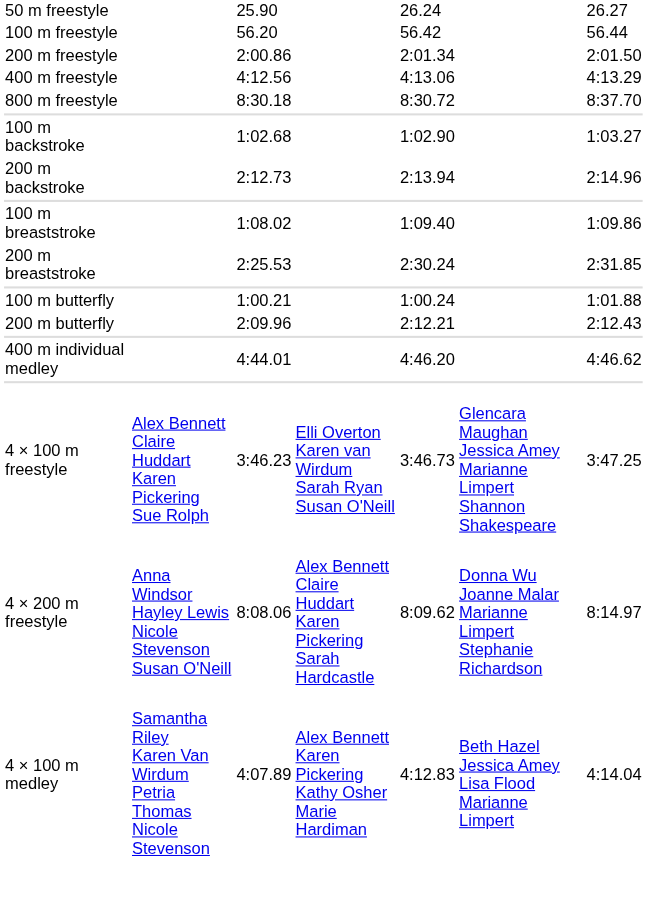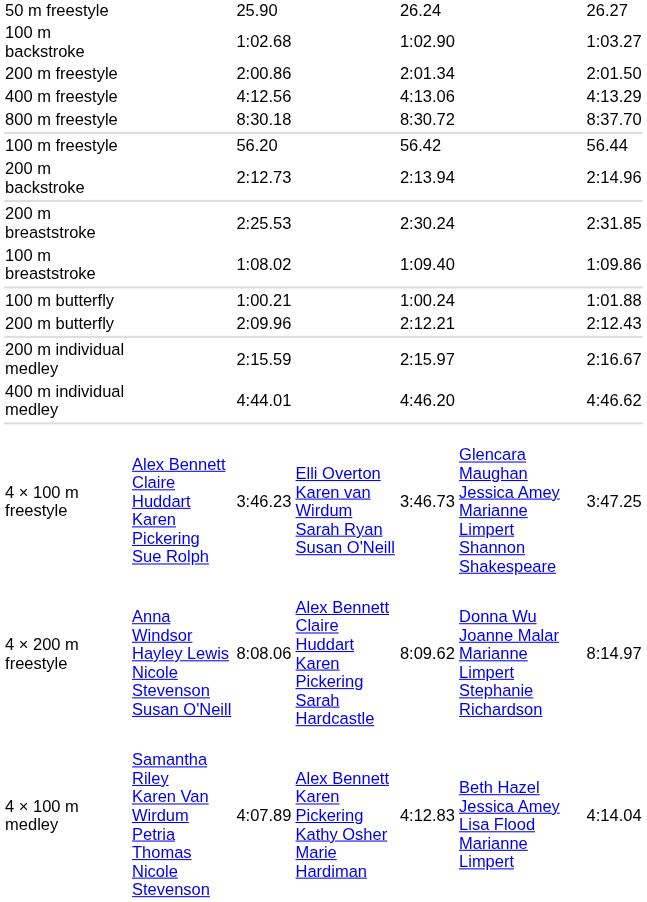rows swapped: (61, 33) <-> (45, 137)
rows swapped: (50, 223) <-> (50, 264)
+ row: (65, 359)
